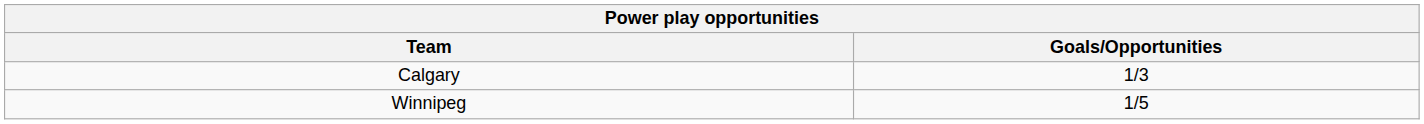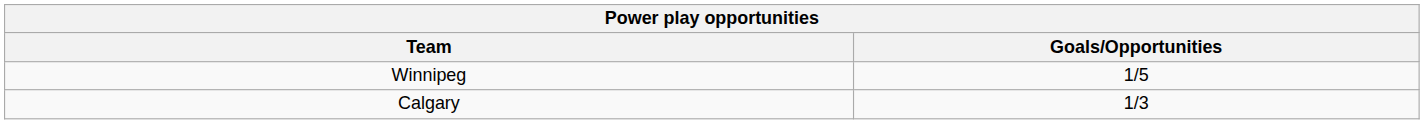rows swapped: (429, 75) <-> (429, 103)
